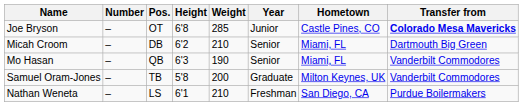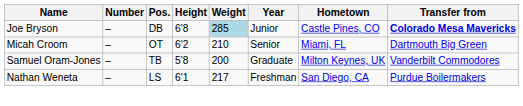(156, 28) OT -> (156, 28) DB
(220, 28) no background -> (220, 28) lightblue background
(156, 45) DB -> (156, 45) OT
- row: (30, 61)
(220, 93) 210 -> (220, 77) 217
